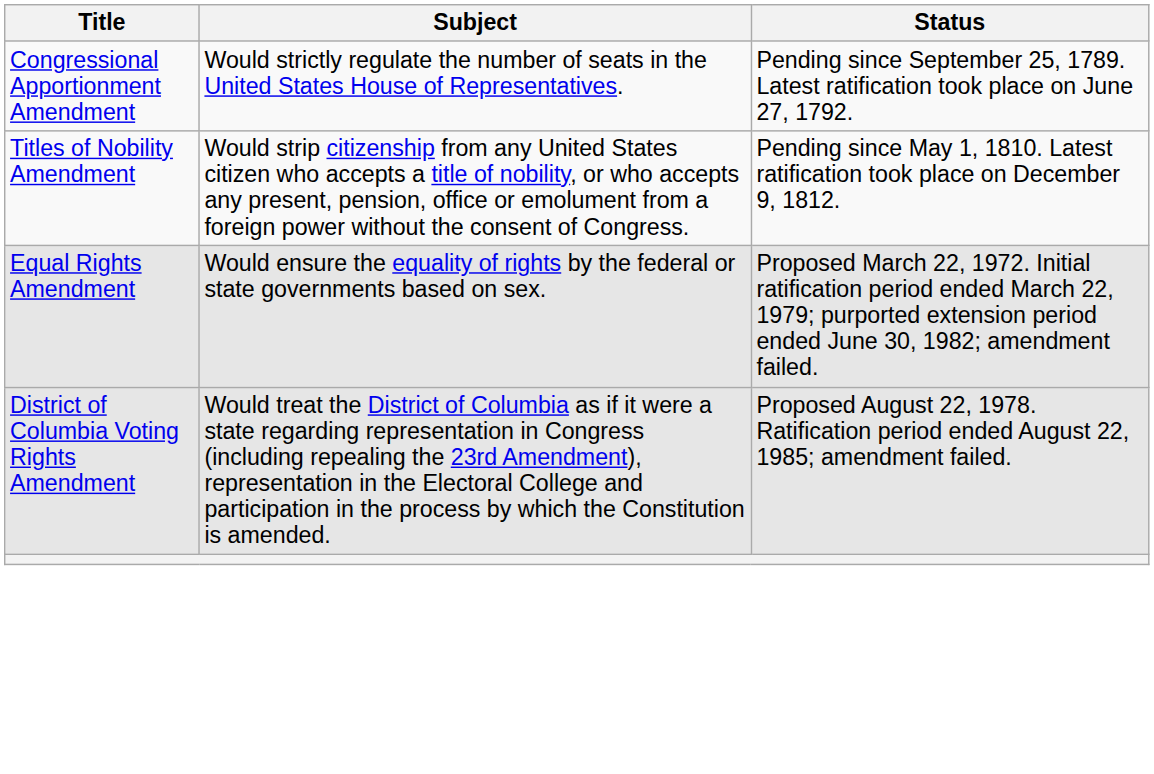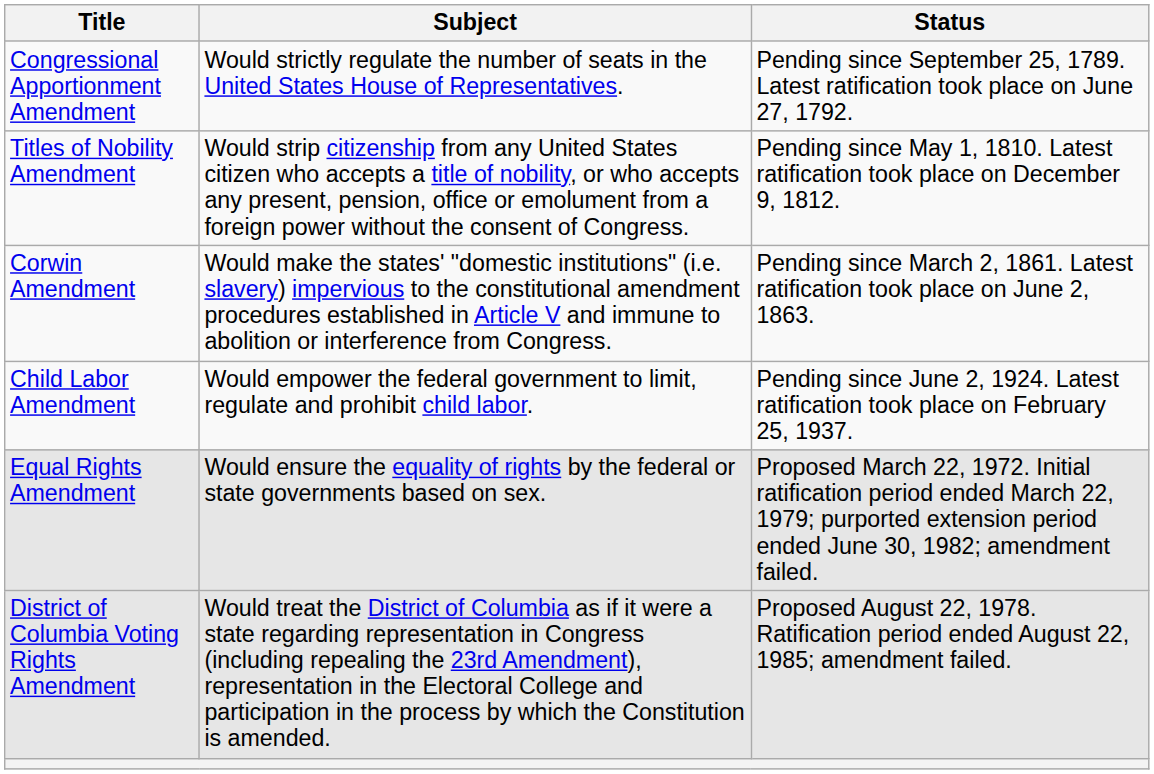+ row: (73, 276)
+ row: (73, 391)
